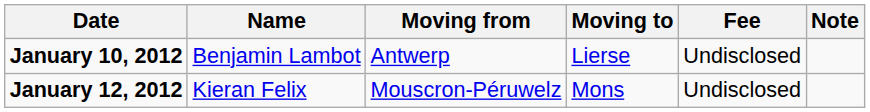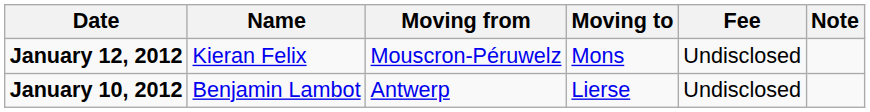rows swapped: (96, 55) <-> (96, 90)
